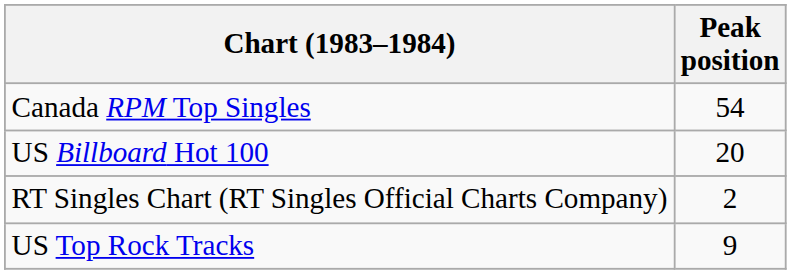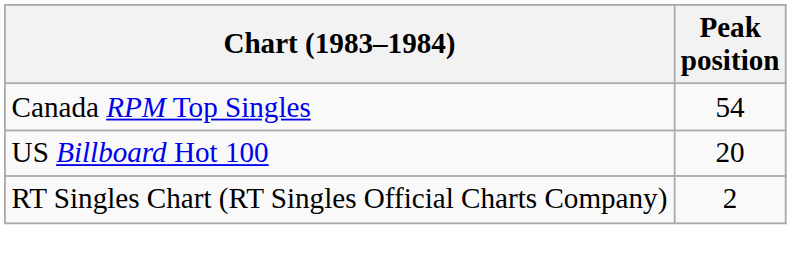- row: (133, 245)
